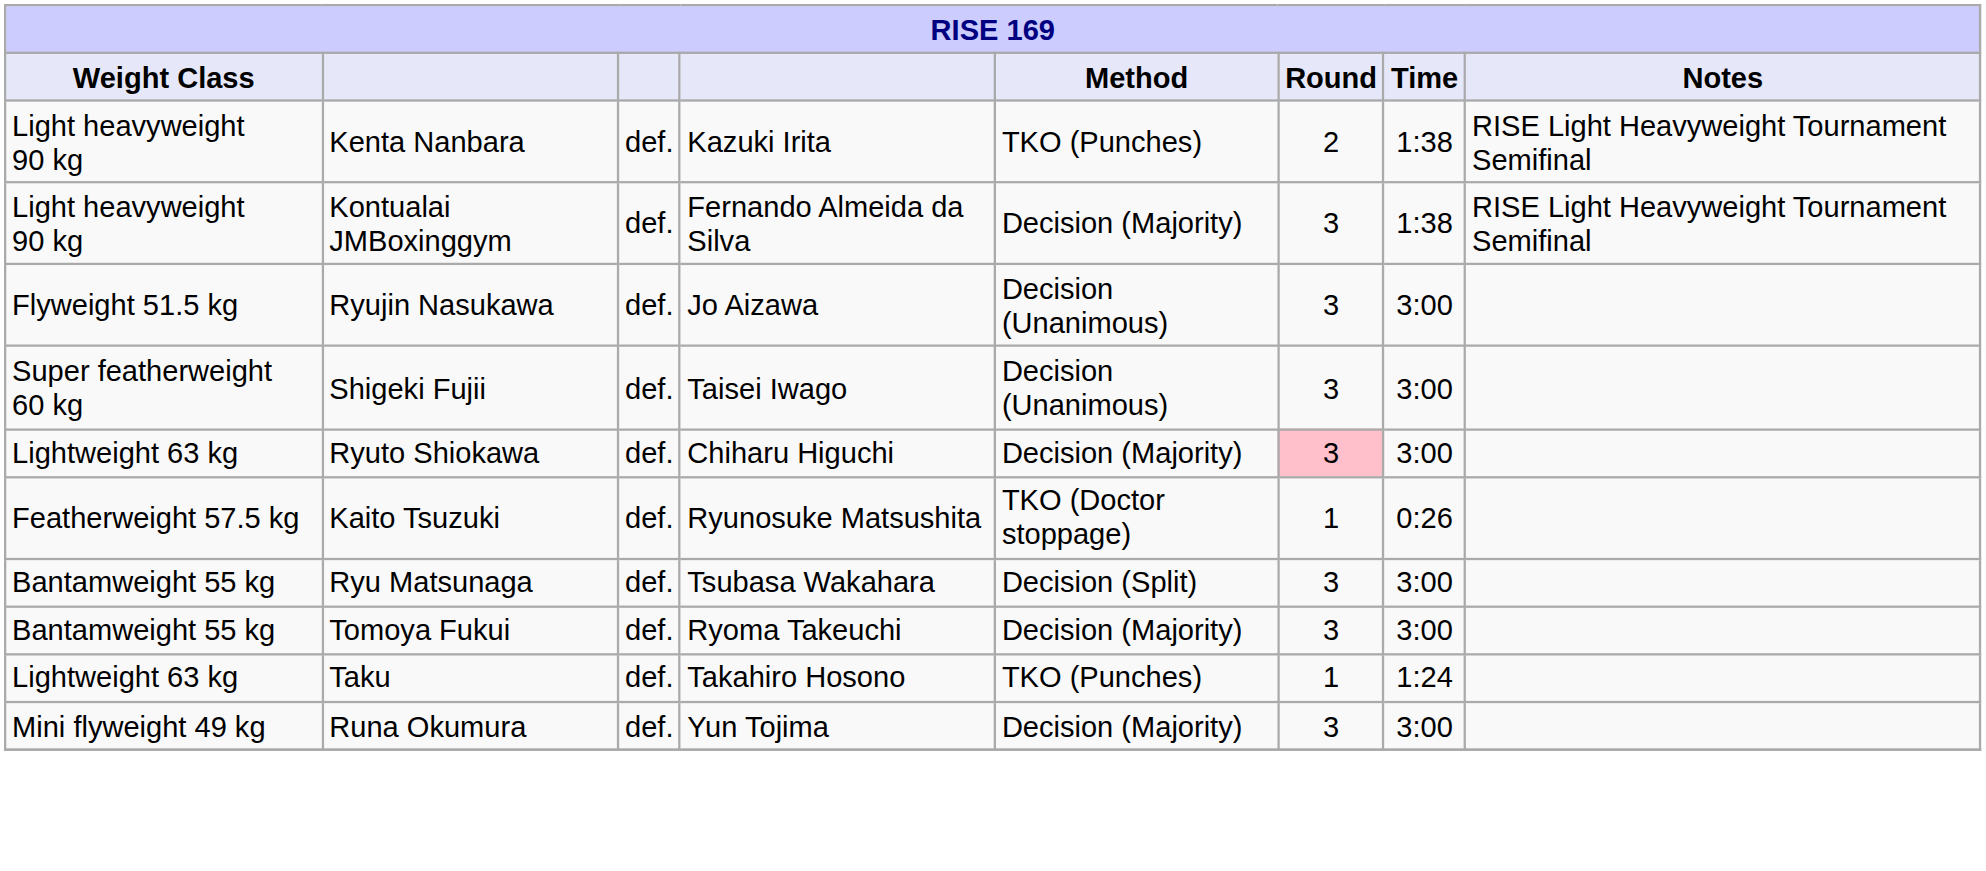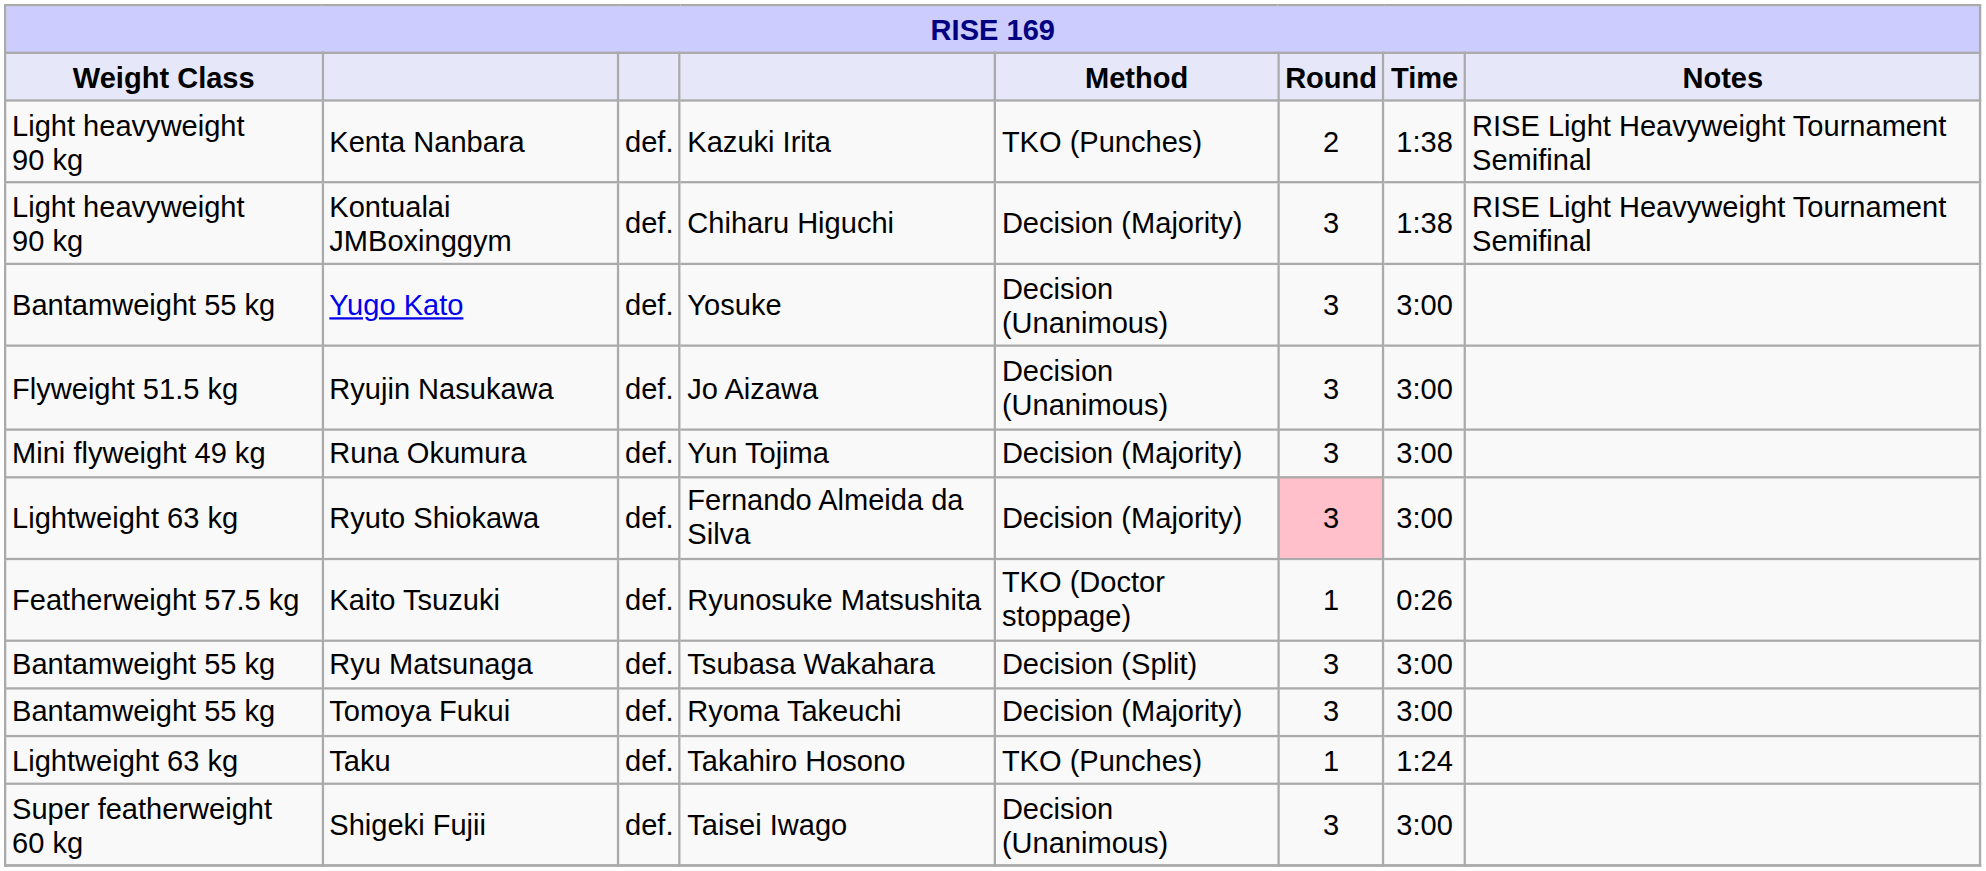(825, 224) Fernando Almeida da Silva -> (791, 224) Chiharu Higuchi
+ row: (396, 306)
rows swapped: (408, 387) <-> (428, 726)
(791, 452) Chiharu Higuchi -> (825, 517) Fernando Almeida da Silva
